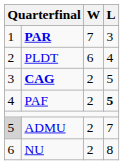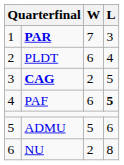(90, 100) 2 -> (90, 100) 6
(11, 127) lightgrey background -> (11, 127) no background
(90, 127) 2 -> (90, 127) 5
(110, 127) 7 -> (110, 127) 6
